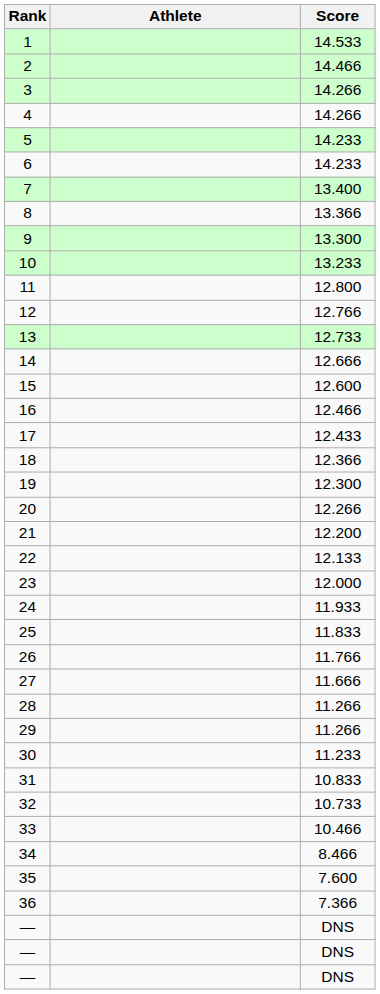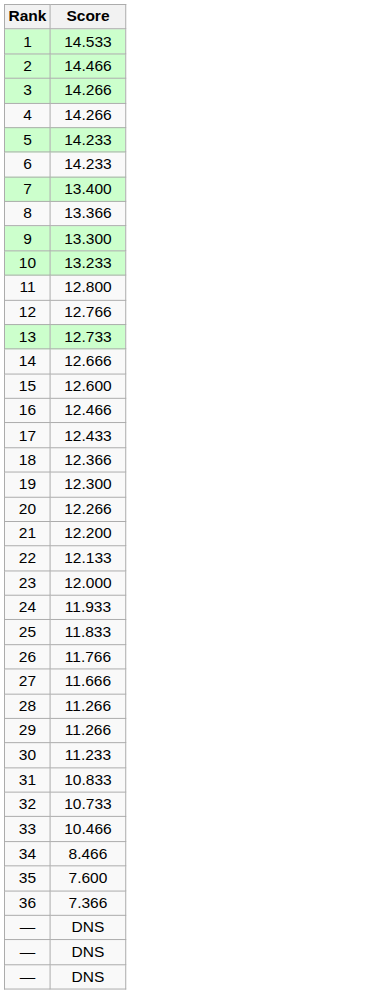- column: (175, 16)
